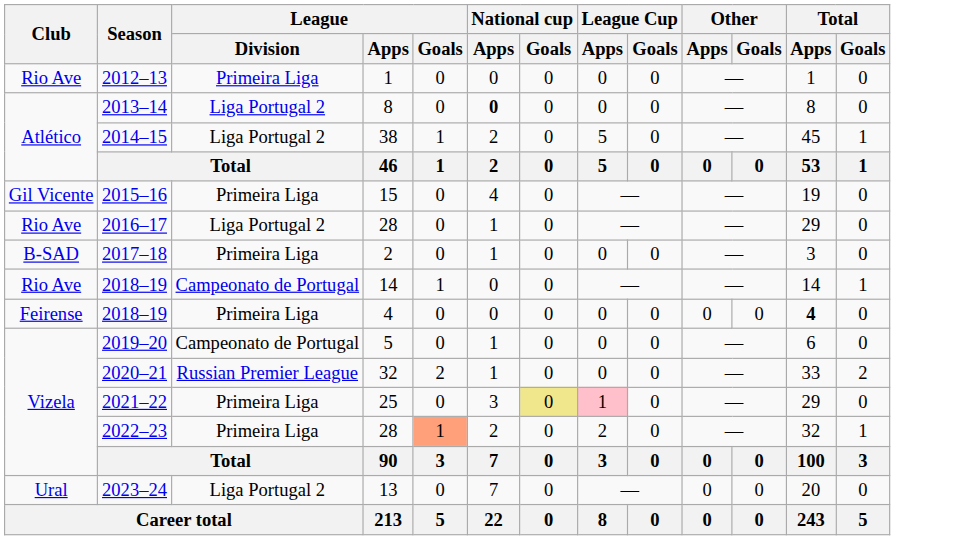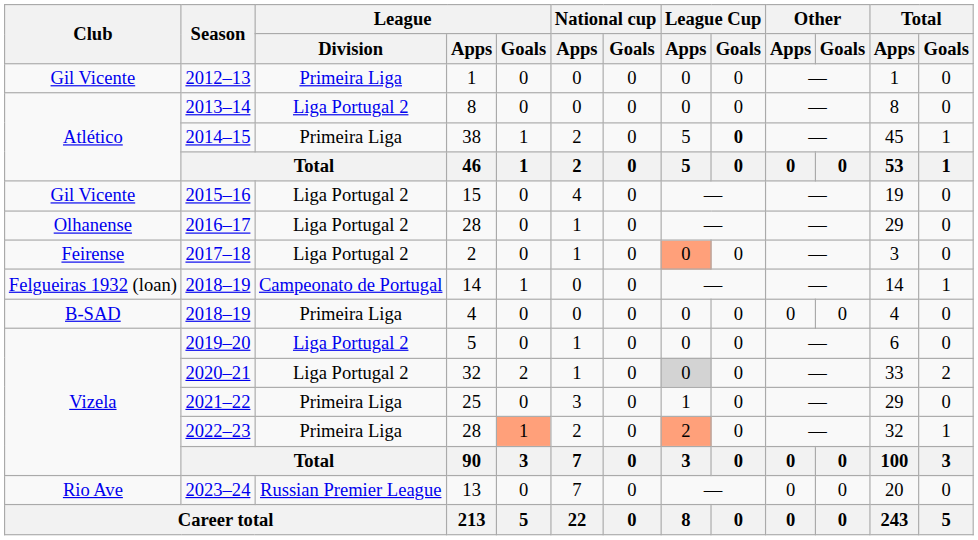(51, 78) Rio Ave -> (93, 78) Gil Vicente
(494, 107) bold -> (577, 107) normal
(267, 136) Liga Portugal 2 -> (351, 136) Primeira Liga
(655, 136) normal -> (738, 136) bold
(267, 195) Primeira Liga -> (351, 195) Liga Portugal 2
(51, 225) Rio Ave -> (93, 225) Olhanense
(51, 254) B-SAD -> (93, 254) Feirense
(267, 254) Primeira Liga -> (351, 254) Liga Portugal 2
(602, 254) no background -> (686, 254) lightsalmon background
(51, 284) Rio Ave -> (93, 284) Felgueiras 1932 (loan)
(51, 313) Feirense -> (93, 313) B-SAD
(811, 313) bold -> (894, 313) normal
(267, 343) Campeonato de Portugal -> (351, 343) Liga Portugal 2
(267, 372) Russian Premier League -> (351, 372) Liga Portugal 2
(602, 372) no background -> (686, 372) lightgrey background
(549, 401) khaki background -> (632, 401) no background
(602, 401) pink background -> (686, 401) no background
(602, 431) no background -> (686, 431) lightsalmon background
(51, 490) Ural -> (93, 490) Rio Ave
(267, 490) Liga Portugal 2 -> (351, 490) Russian Premier League
